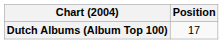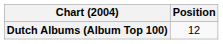(194, 30) 17 -> (194, 30) 12
